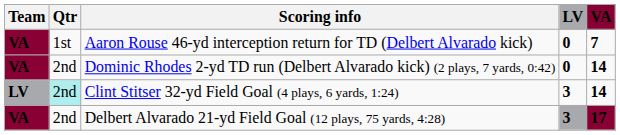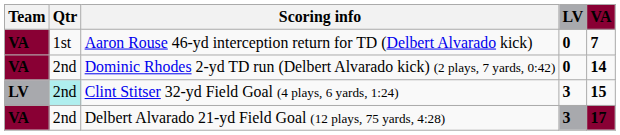(601, 92) 14 -> (601, 92) 15
